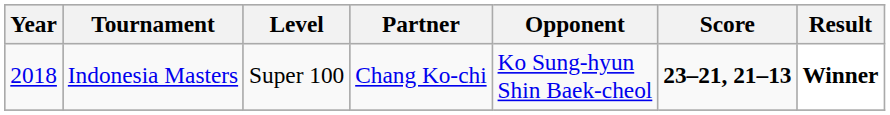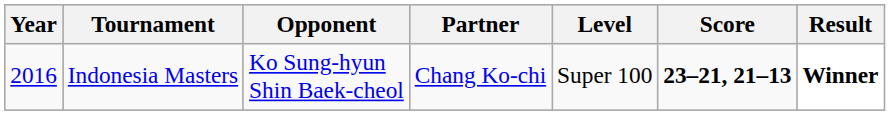columns swapped: (297, 24) <-> (575, 24)
(34, 76) 2018 -> (34, 76) 2016
